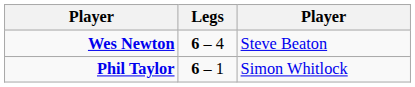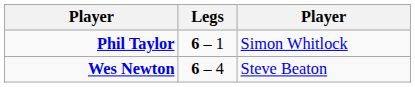rows swapped: (136, 69) <-> (131, 43)
